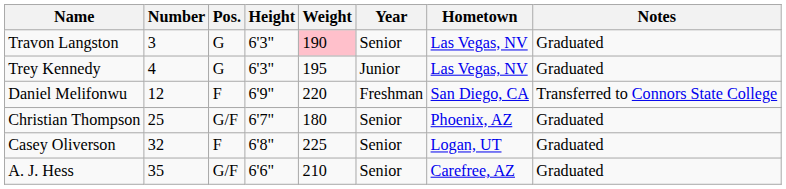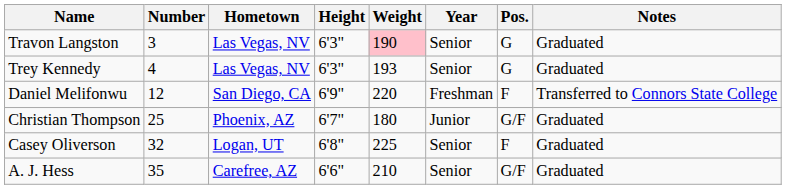columns swapped: (227, 17) <-> (480, 17)
(315, 68) 195 -> (385, 68) 193
(380, 68) Junior -> (451, 68) Senior
(381, 119) Senior -> (450, 119) Junior
